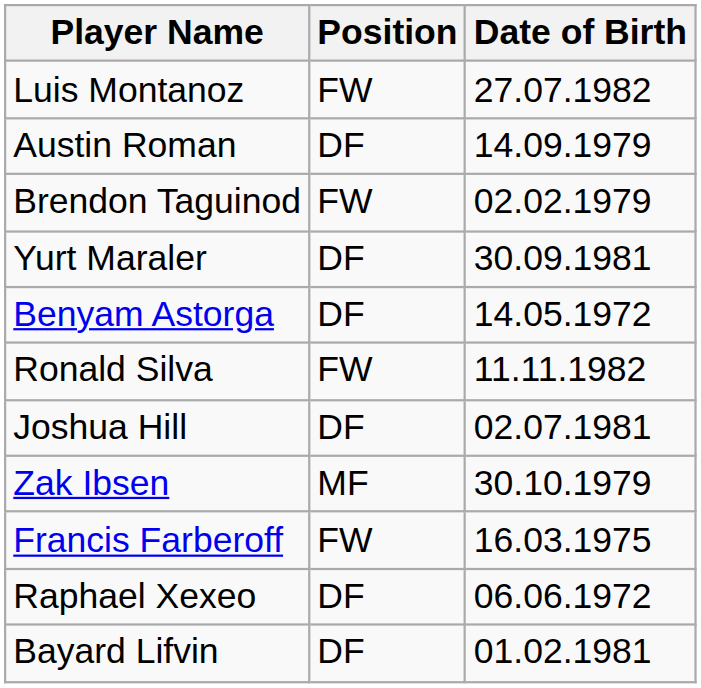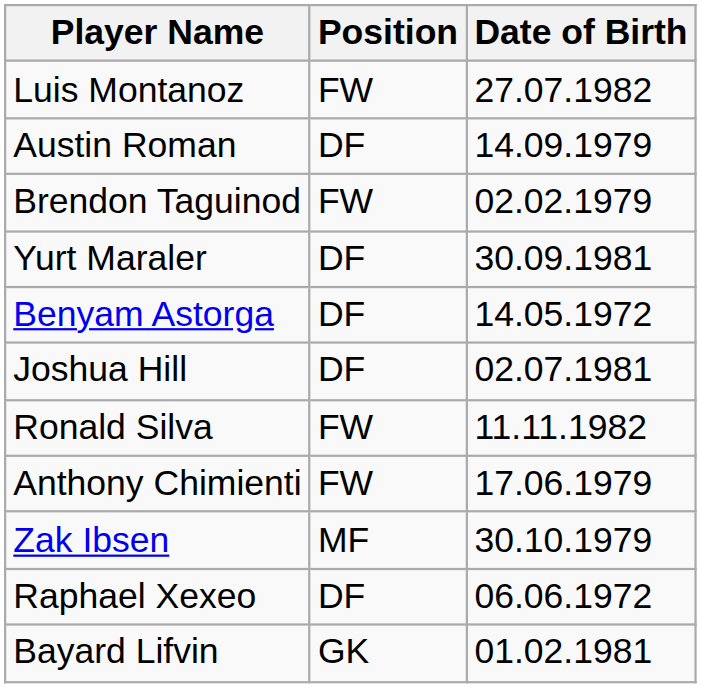rows swapped: (113, 370) <-> (100, 426)
+ row: (157, 483)
- row: (148, 539)
(341, 652) DF -> (344, 652) GK
